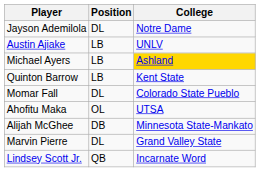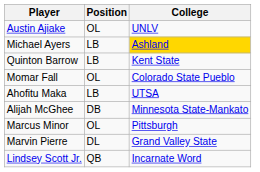- row: (47, 28)
(97, 45) LB -> (93, 28) OL
(98, 93) DL -> (93, 77) OL
(98, 110) OL -> (93, 93) LB
+ row: (38, 126)
